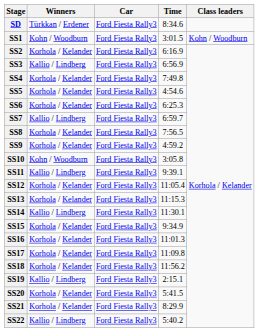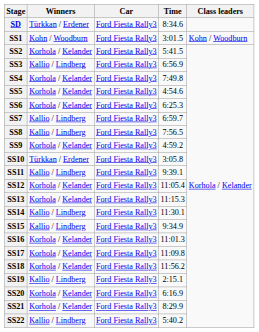(173, 51) 6:16.9 -> (173, 51) 5:41.5
(61, 131) Korhola / Kelander -> (57, 131) Kallio / Lindberg
(58, 158) Kohn / Woodburn -> (59, 158) Türkkan / Erdener
(61, 226) Korhola / Kelander -> (57, 226) Kallio / Lindberg
(173, 293) 5:41.5 -> (173, 293) 6:16.9
